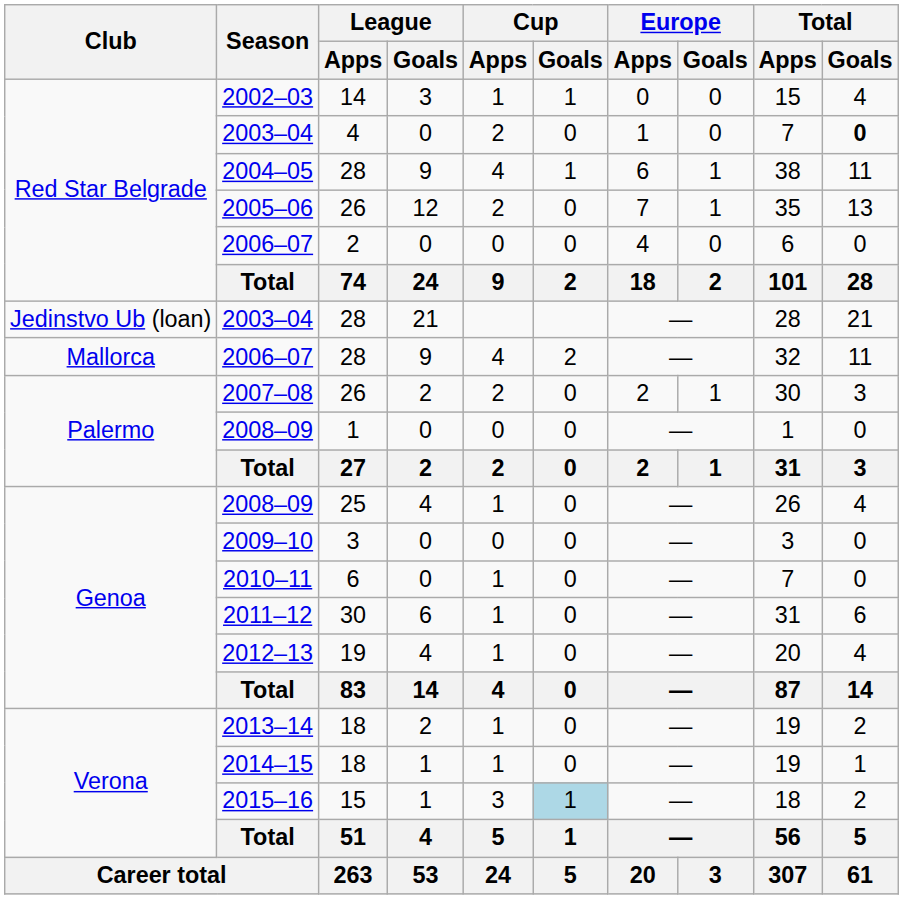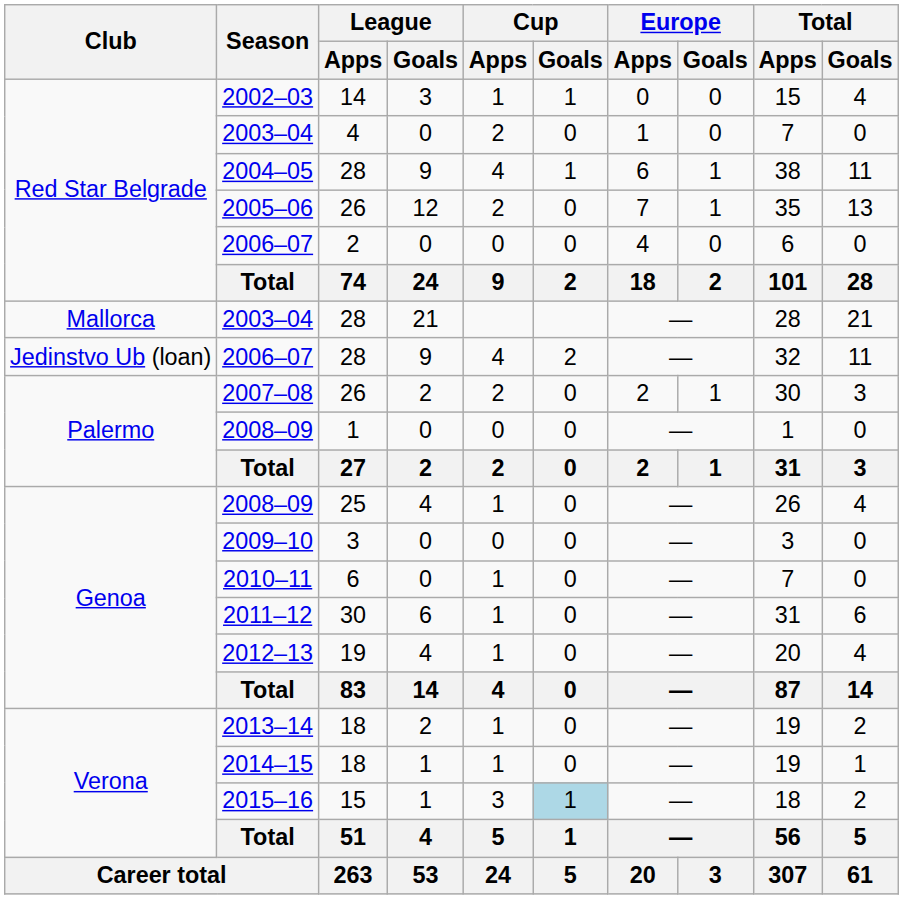(860, 134) bold -> (860, 134) normal
(111, 319) Jedinstvo Ub (loan) -> (111, 319) Mallorca
(111, 356) Mallorca -> (111, 356) Jedinstvo Ub (loan)
